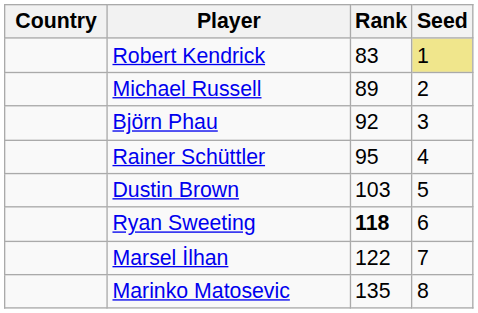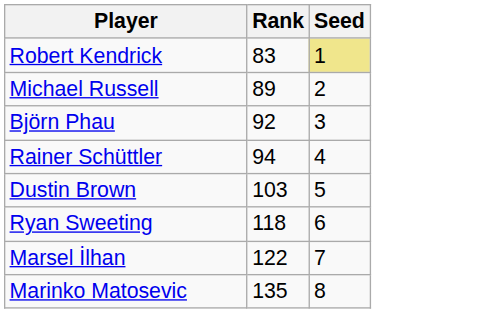- column: (56, 21)
(367, 156) 95 -> (264, 156) 94
(372, 223) bold -> (269, 223) normal
